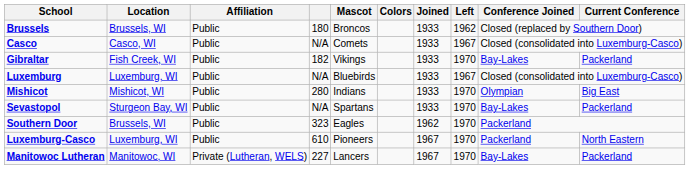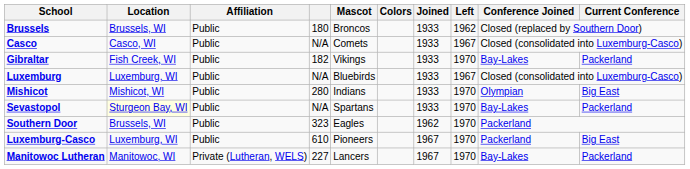(148, 108) no background -> (148, 108) lightyellow background
(613, 140) North Eastern -> (600, 140) Big East
